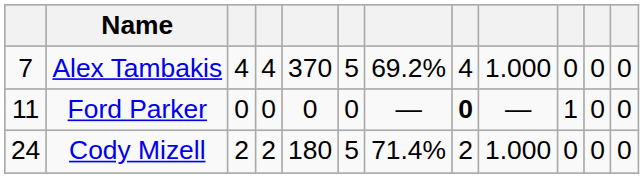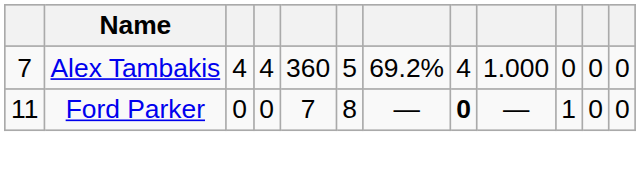(310, 67) 370 -> (308, 67) 360
(310, 109) 0 -> (308, 109) 7
(352, 109) 0 -> (350, 109) 8
- row: (137, 151)
